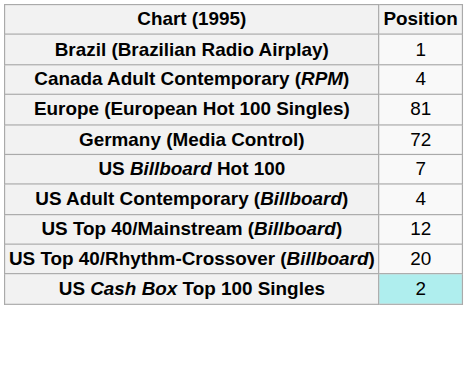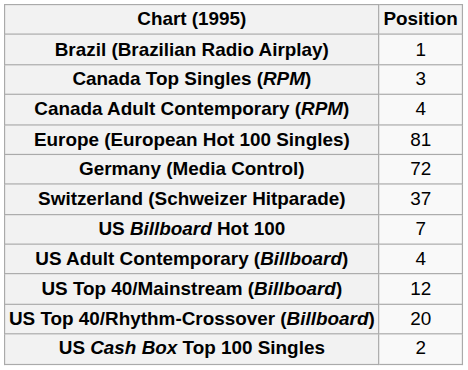+ row: (192, 79)
+ row: (192, 199)
(421, 288) paleturquoise background -> (421, 348) no background
